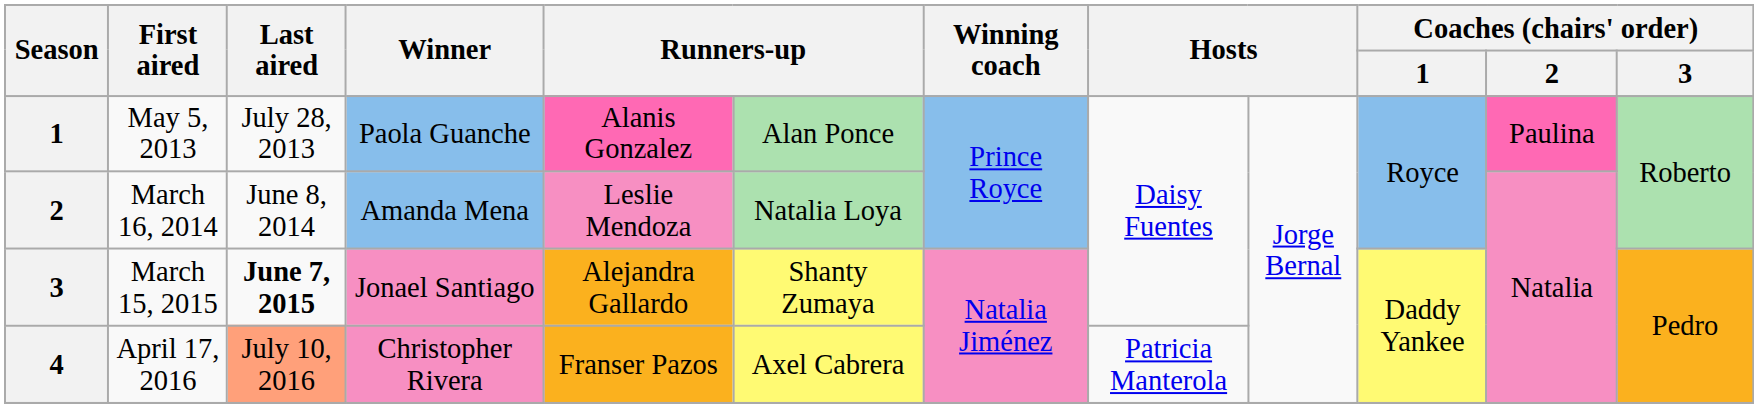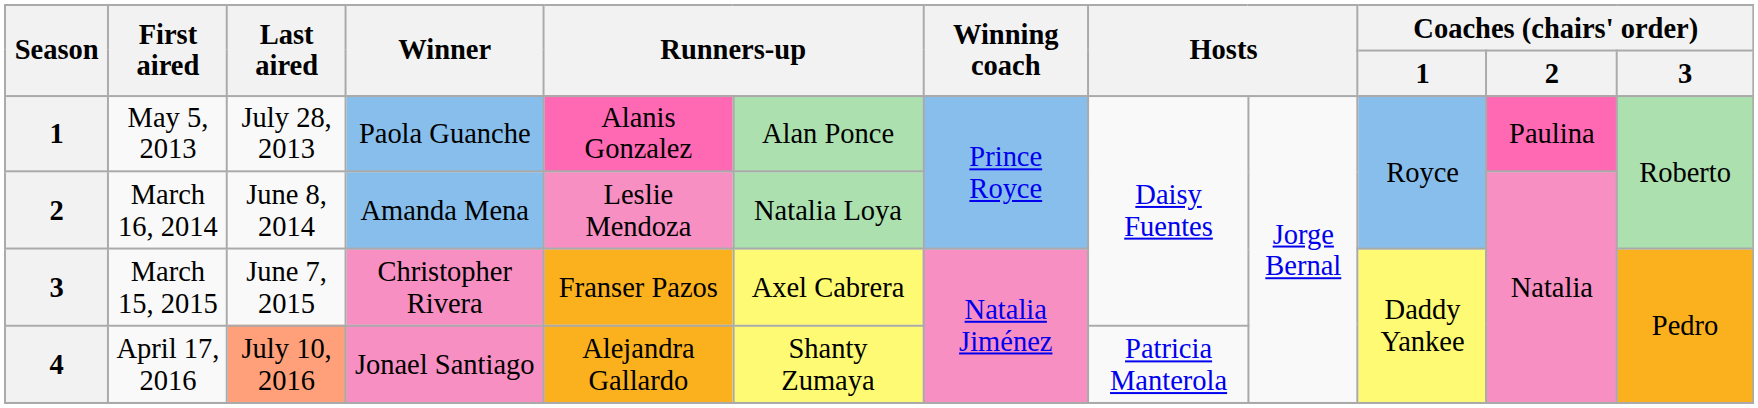(287, 287) bold -> (287, 287) normal
(445, 287) Jonael Santiago -> (445, 287) Christopher Rivera
(638, 287) Alejandra Gallardo -> (638, 287) Franser Pazos
(828, 287) Shanty Zumaya -> (828, 287) Axel Cabrera
(445, 364) Christopher Rivera -> (445, 364) Jonael Santiago
(638, 364) Franser Pazos -> (638, 364) Alejandra Gallardo
(828, 364) Axel Cabrera -> (828, 364) Shanty Zumaya
